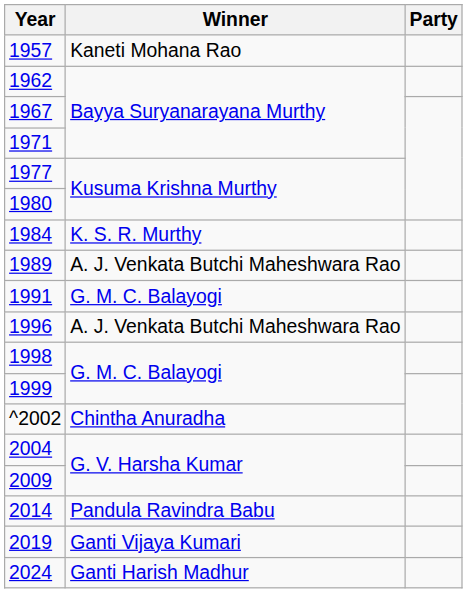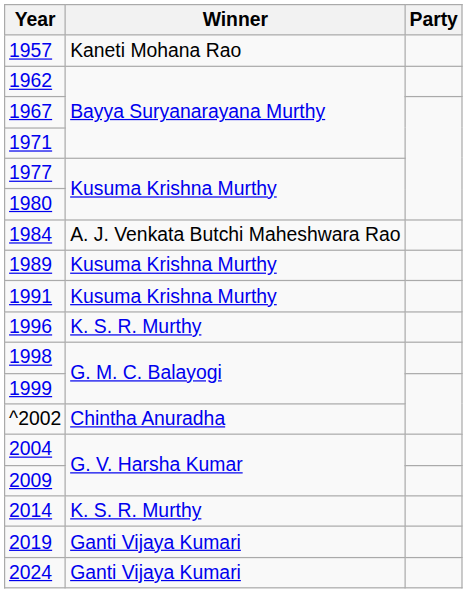(136, 234) K. S. R. Murthy -> (235, 234) A. J. Venkata Butchi Maheshwara Rao
(235, 265) A. J. Venkata Butchi Maheshwara Rao -> (173, 265) Kusuma Krishna Murthy
(146, 296) G. M. C. Balayogi -> (173, 296) Kusuma Krishna Murthy
(235, 326) A. J. Venkata Butchi Maheshwara Rao -> (136, 326) K. S. R. Murthy
(172, 511) Pandula Ravindra Babu -> (136, 511) K. S. R. Murthy
(159, 572) Ganti Harish Madhur -> (156, 572) Ganti Vijaya Kumari
